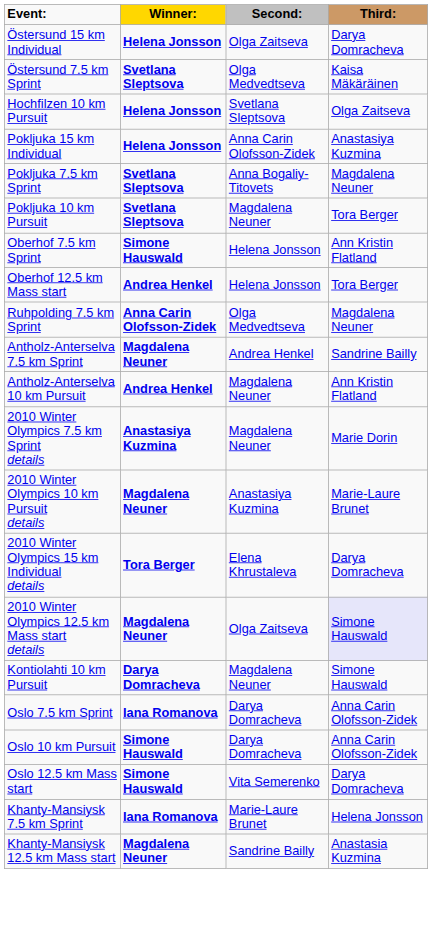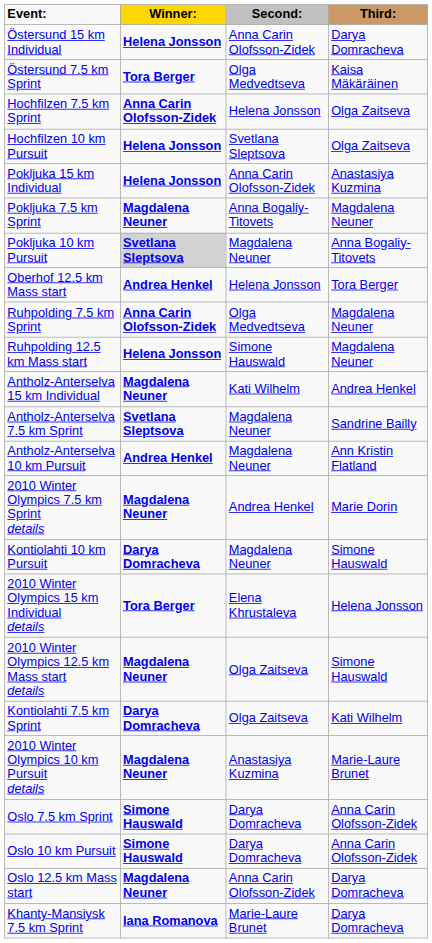(268, 42) Olga Zaitseva -> (272, 42) Anna Carin Olofsson-Zidek
(153, 76) Svetlana Sleptsova -> (159, 76) Tora Berger
+ row: (58, 111)
(153, 180) Svetlana Sleptsova -> (156, 215) Magdalena Neuner
(153, 215) no background -> (153, 250) lightgrey background
(365, 215) Tora Berger -> (371, 250) Anna Bogaliy-Titovets
- row: (51, 250)
+ row: (54, 354)
+ row: (61, 389)
(156, 354) Magdalena Neuner -> (153, 423) Svetlana Sleptsova
(271, 354) Andrea Henkel -> (261, 423) Magdalena Neuner
(157, 438) Anastasiya Kuzmina -> (156, 507) Magdalena Neuner
(261, 438) Magdalena Neuner -> (271, 507) Andrea Henkel
rows swapped: (53, 501) <-> (56, 677)
(367, 565) Darya Domracheva -> (377, 605) Helena Jonsson
(359, 628) lavender background -> (359, 669) no background
+ row: (58, 718)
(170, 712) Iana Romanova -> (153, 816) Simone Hauswald
(153, 781) Simone Hauswald -> (156, 886) Magdalena Neuner
(274, 781) Vita Semerenko -> (272, 886) Anna Carin Olofsson-Zidek
(377, 816) Helena Jonsson -> (367, 920) Darya Domracheva
- row: (61, 851)
